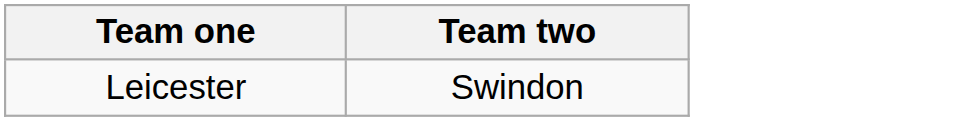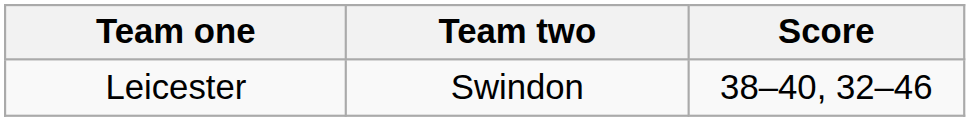+ column: (826, 32)
